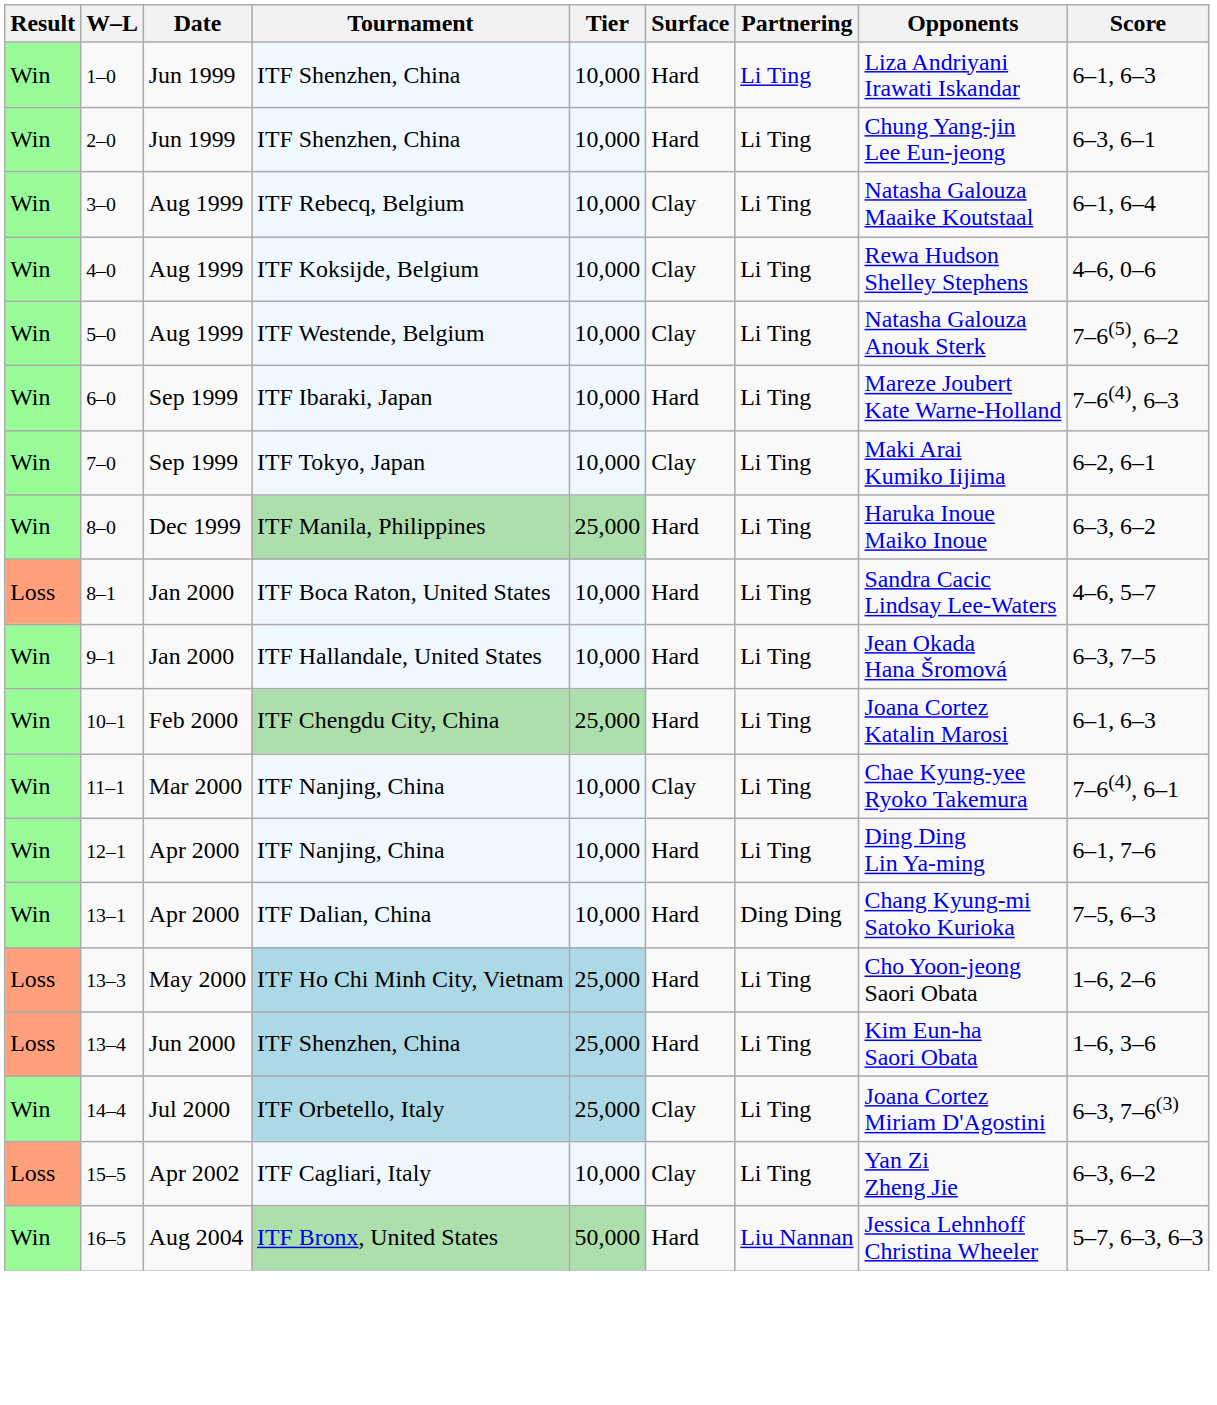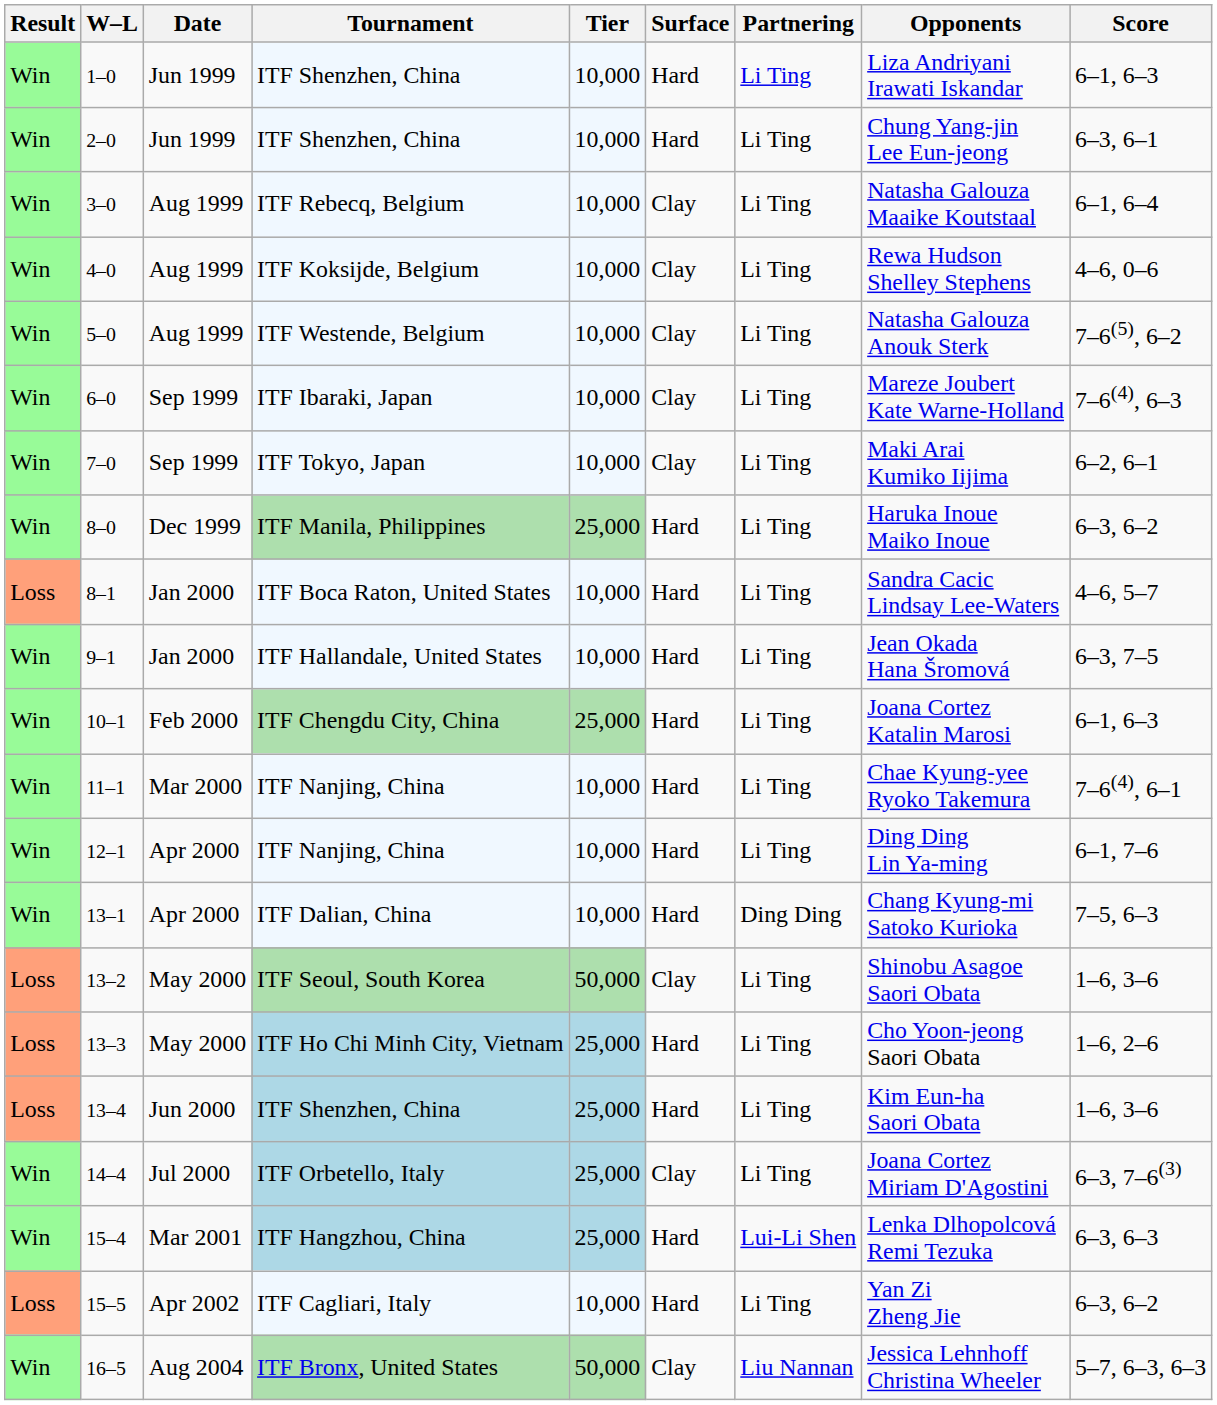(675, 397) Hard -> (674, 397) Clay
(674, 785) Clay -> (675, 785) Hard
+ row: (106, 980)
+ row: (106, 1239)
(674, 1173) Clay -> (675, 1302) Hard
(675, 1237) Hard -> (674, 1367) Clay
